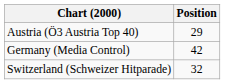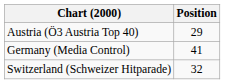(197, 50) 42 -> (197, 50) 41
